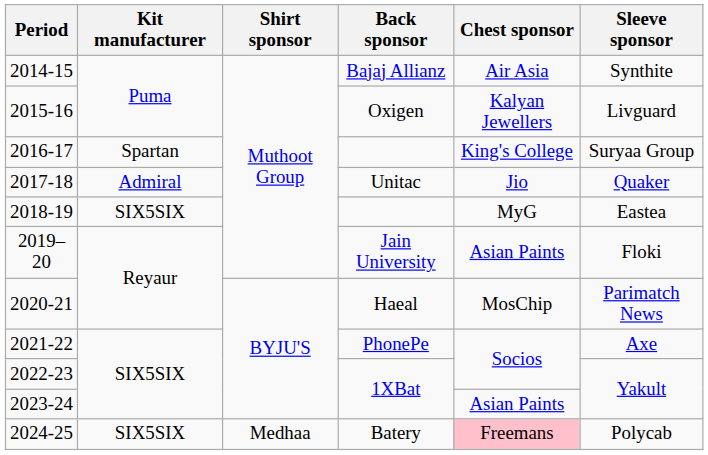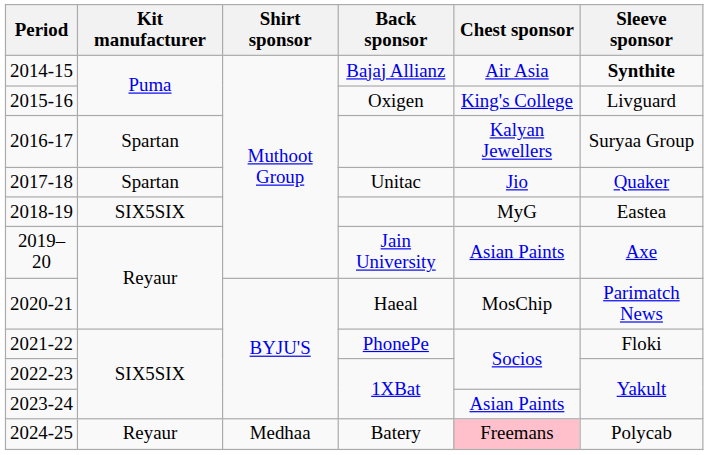(641, 70) normal -> (641, 70) bold
(517, 111) Kalyan Jewellers -> (517, 100) King's College
(517, 151) King's College -> (517, 141) Kalyan Jewellers
(150, 181) Admiral -> (150, 181) Spartan
(641, 252) Floki -> (641, 252) Axe
(641, 343) Axe -> (641, 343) Floki
(150, 433) SIX5SIX -> (150, 433) Reyaur
